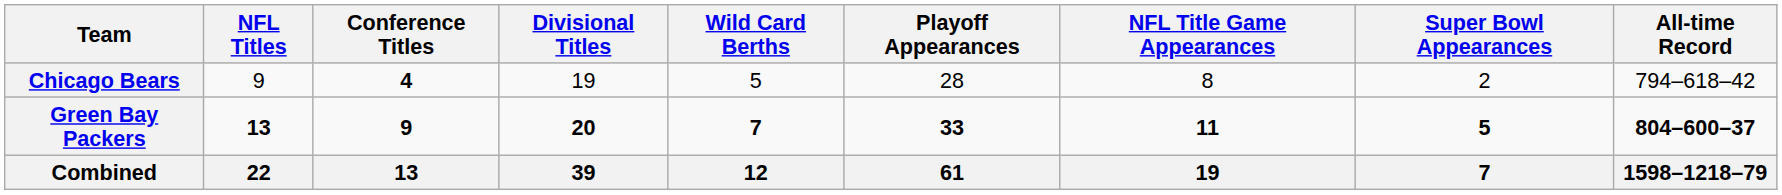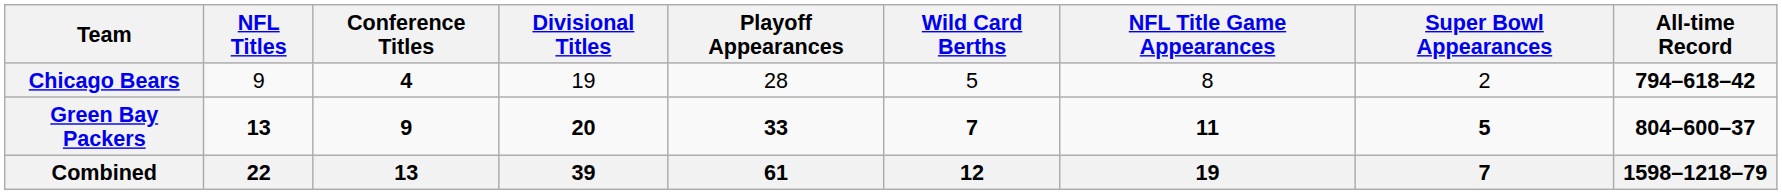columns swapped: (756, 34) <-> (952, 34)
(1695, 80) normal -> (1695, 80) bold
